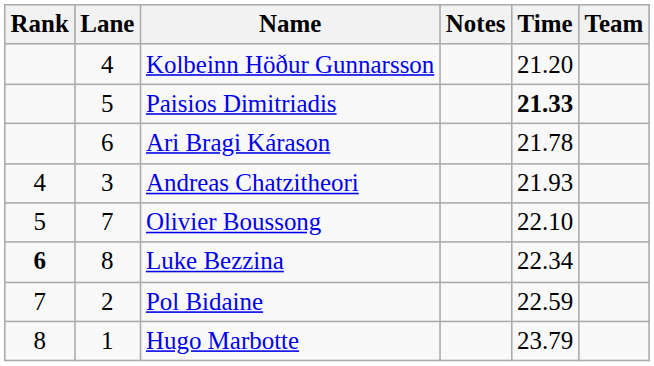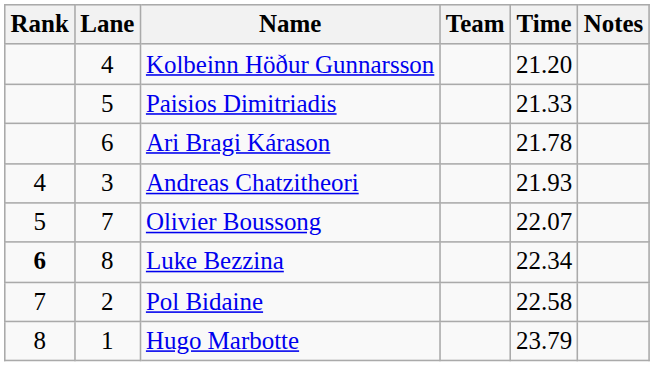columns swapped: (614, 24) <-> (476, 24)
(545, 103) bold -> (544, 103) normal
(545, 222) 22.10 -> (544, 222) 22.07
(545, 301) 22.59 -> (544, 301) 22.58
